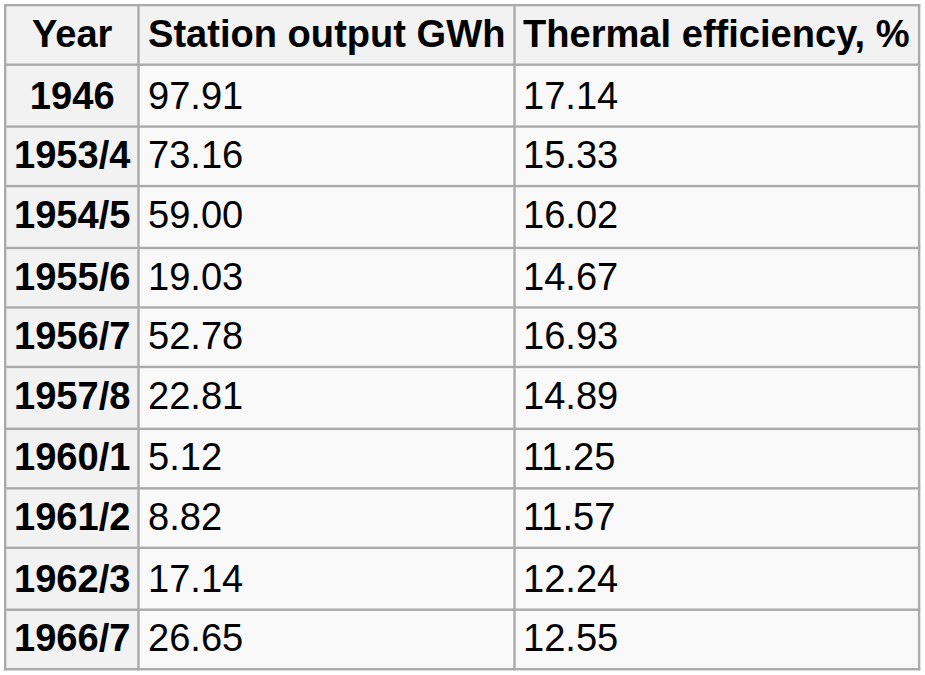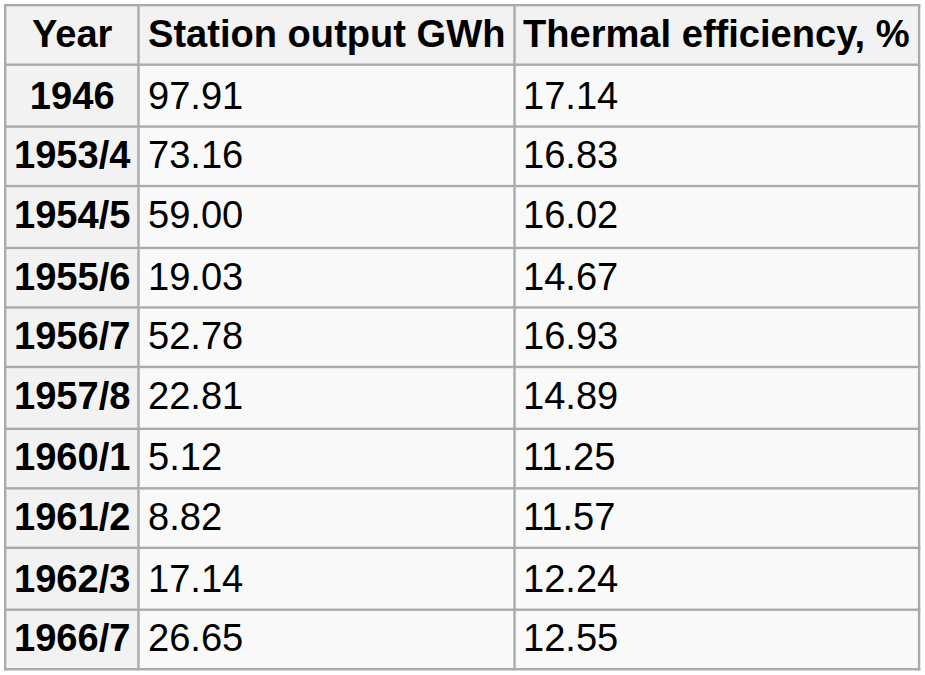(571, 155) 15.33 -> (571, 155) 16.83
